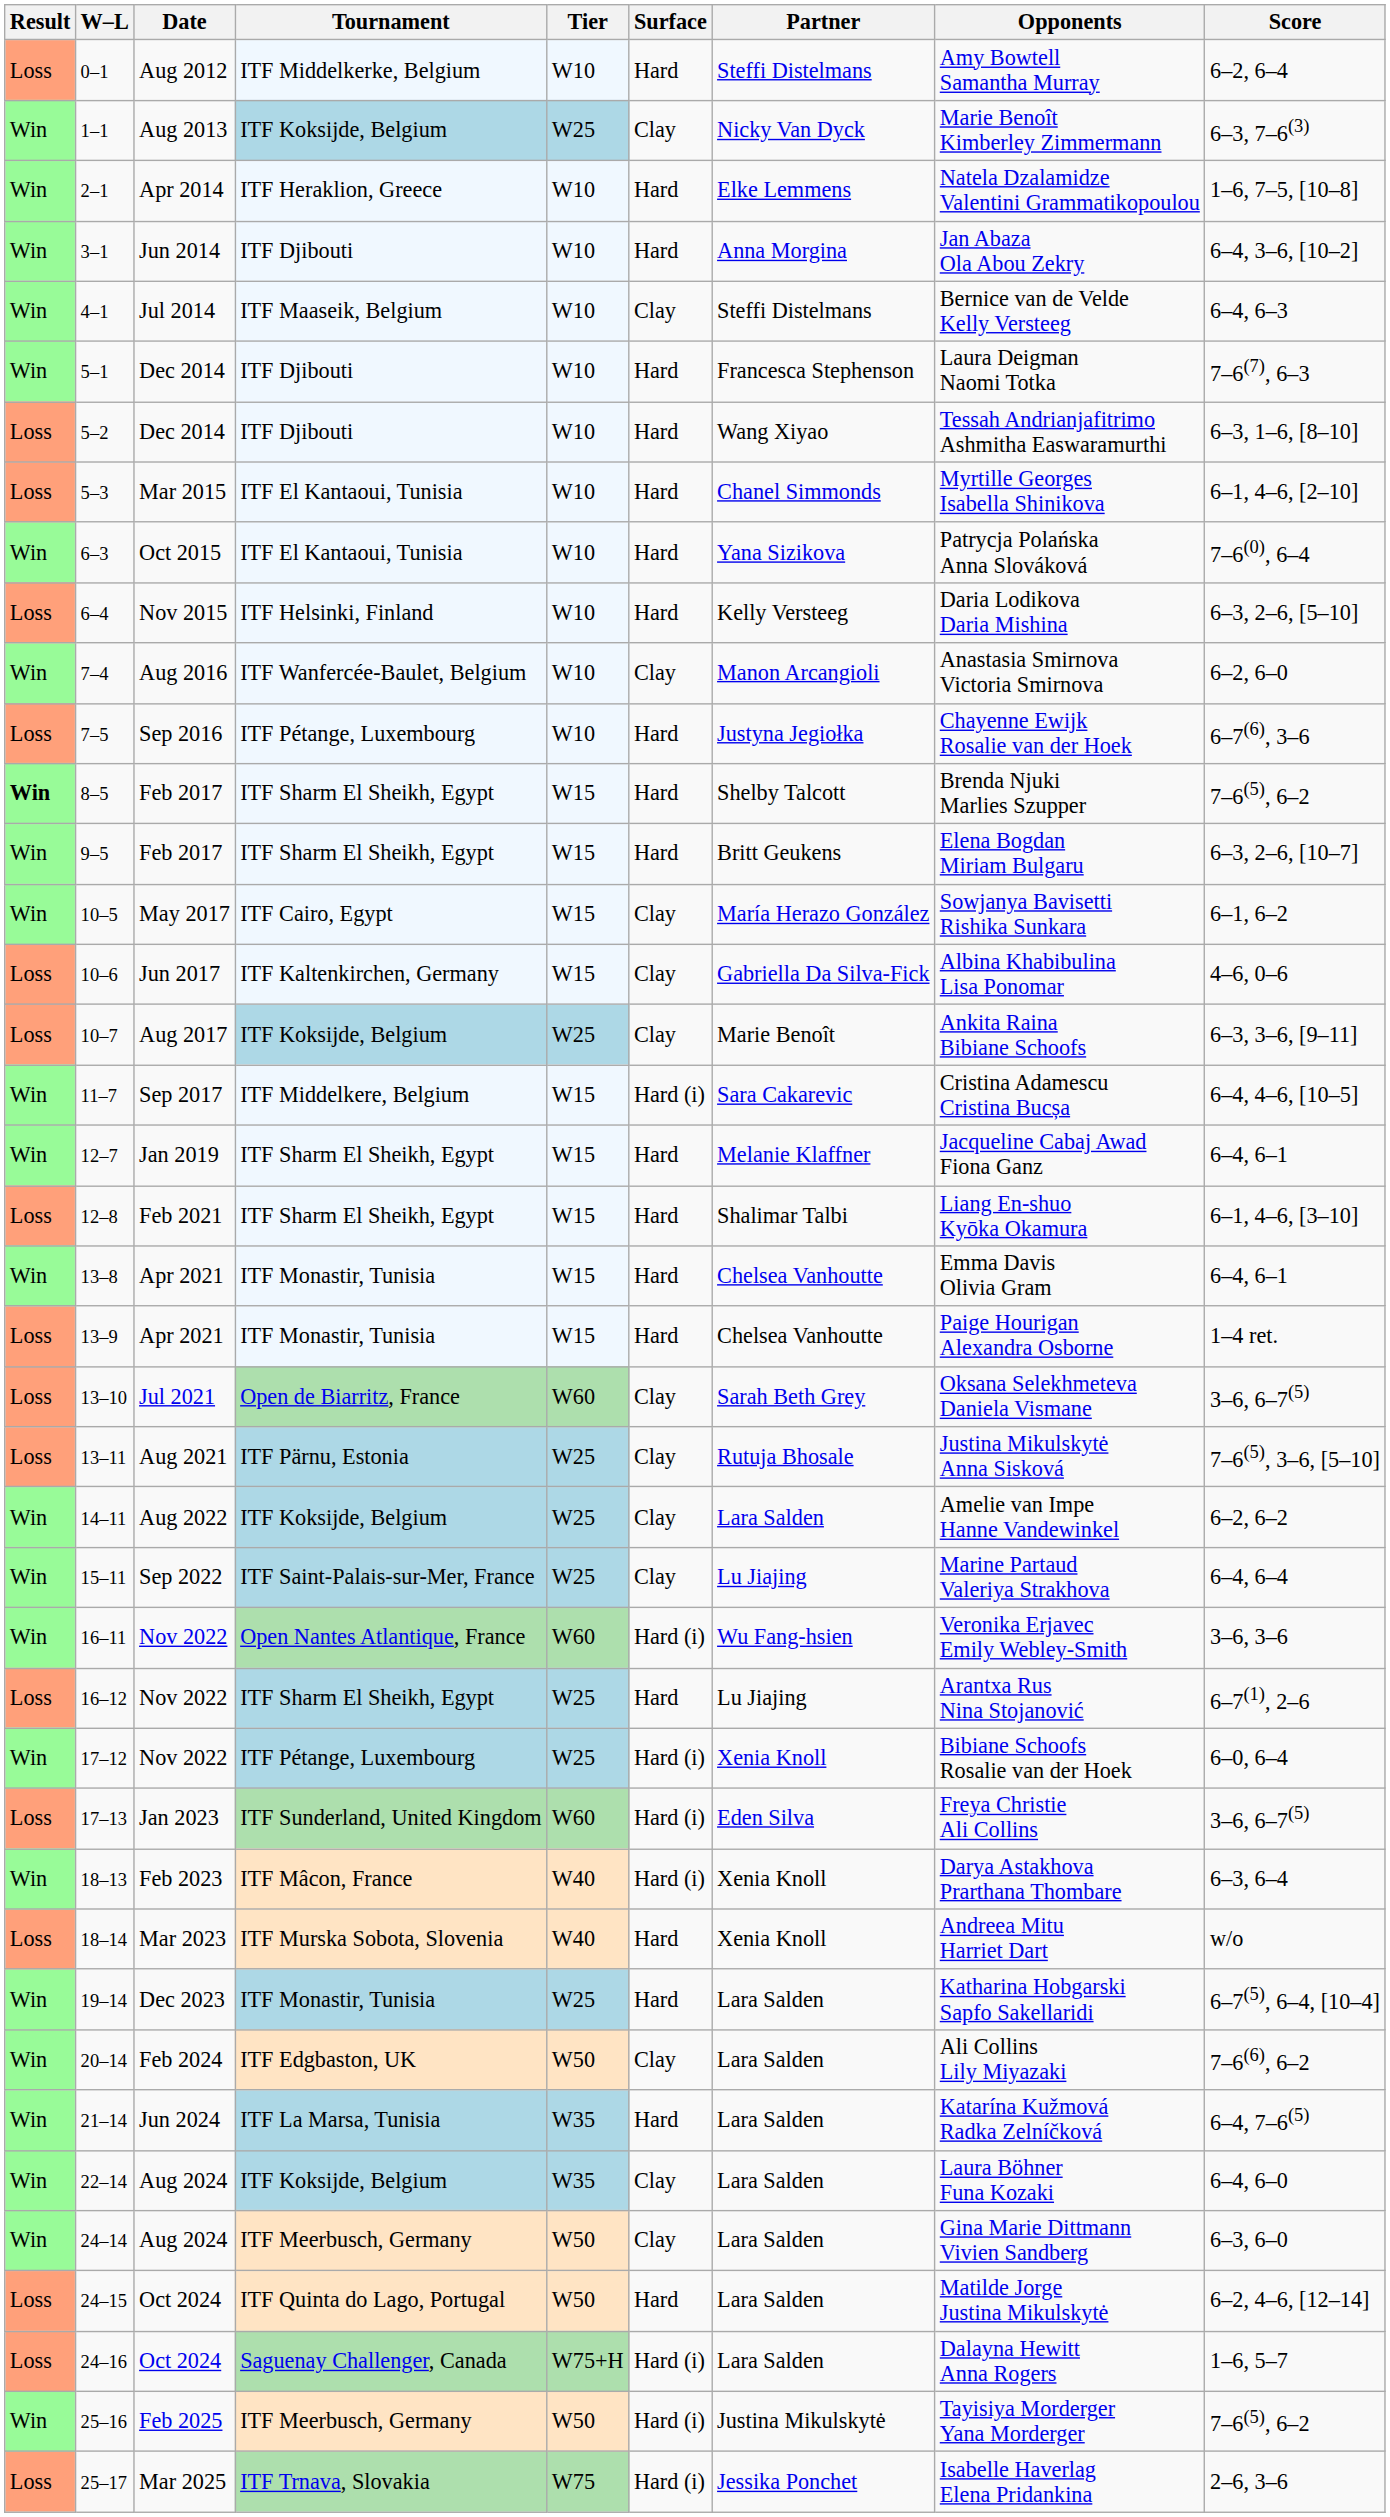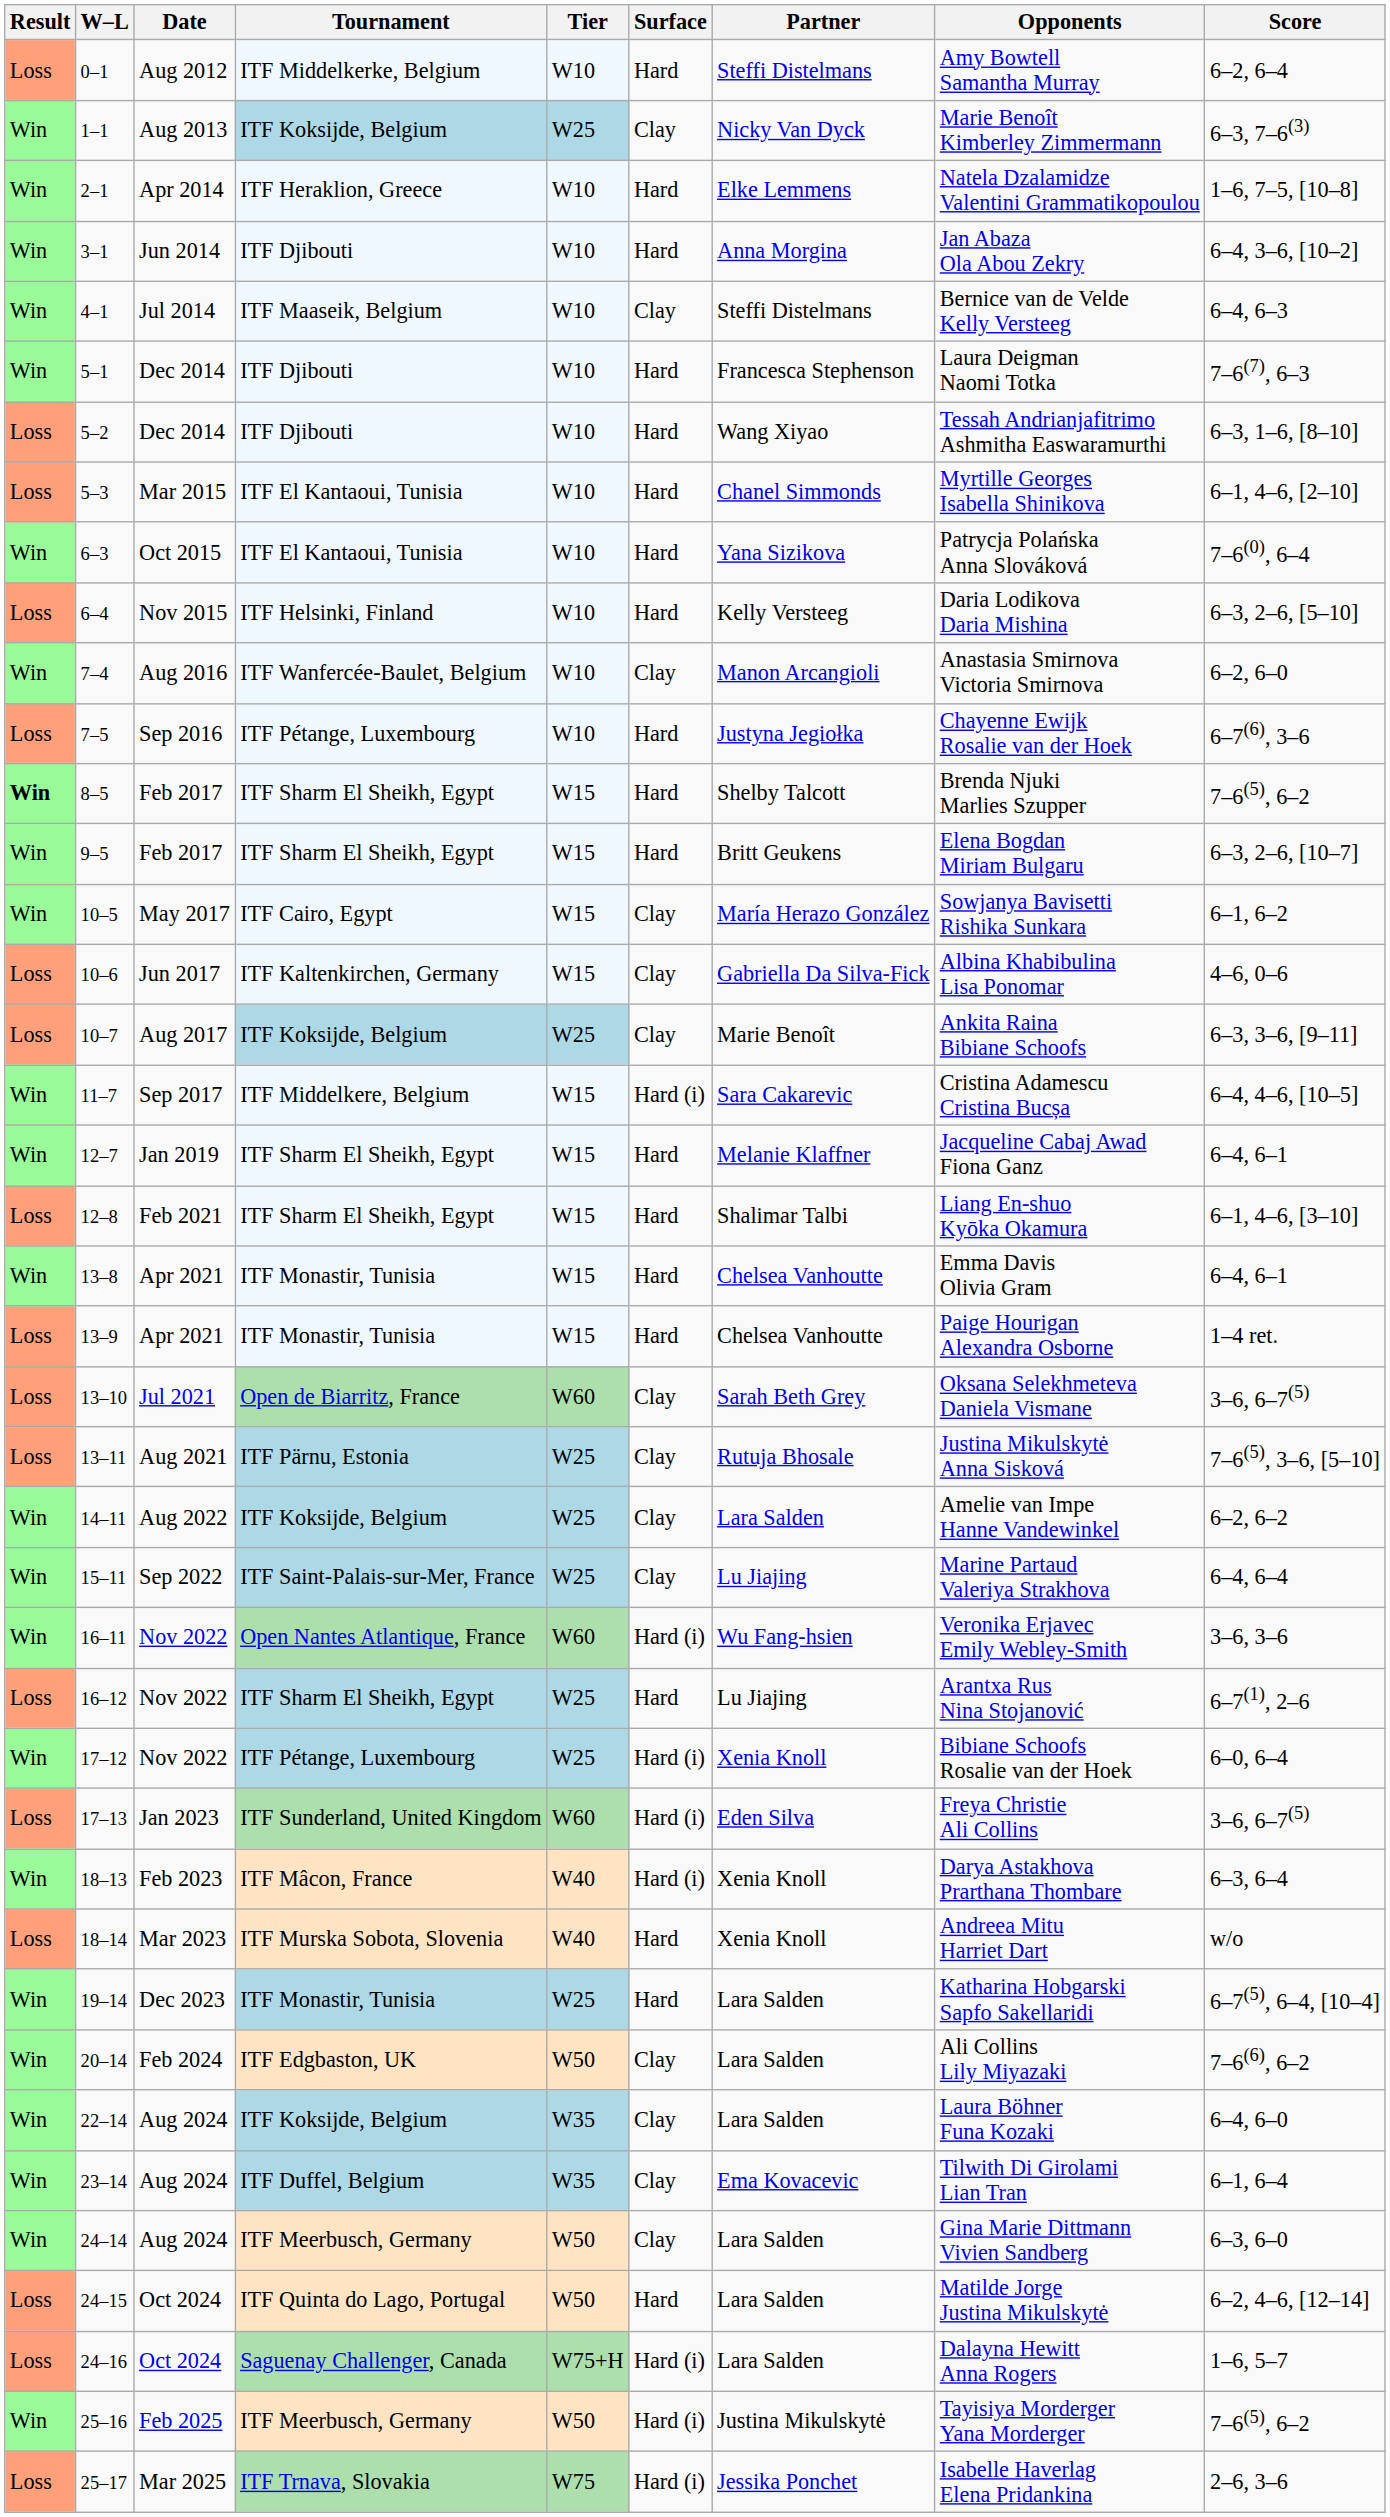- row: (104, 2121)
+ row: (104, 2181)
